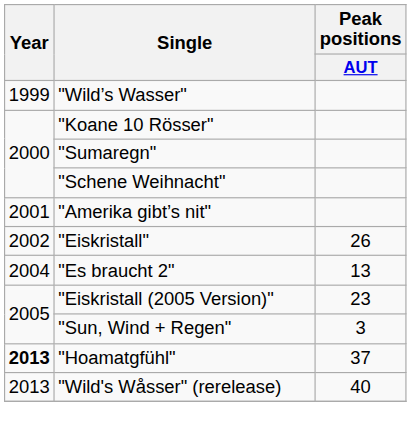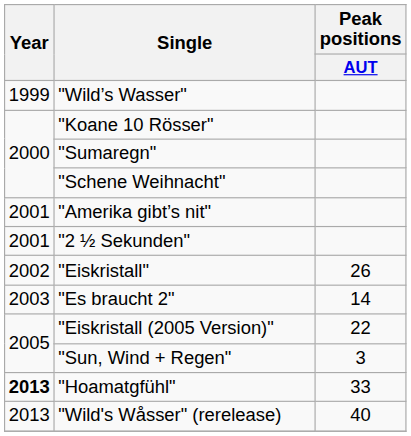+ row: (124, 241)
(29, 270) 2004 -> (29, 299) 2003
(361, 270) 13 -> (361, 299) 14
(361, 299) 23 -> (361, 328) 22
(361, 357) 37 -> (361, 386) 33
